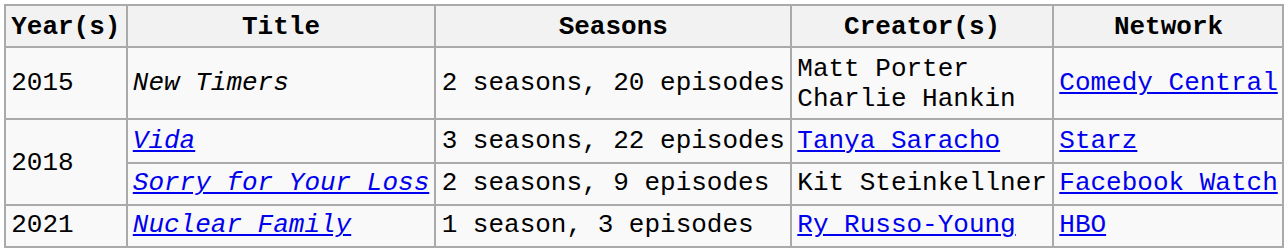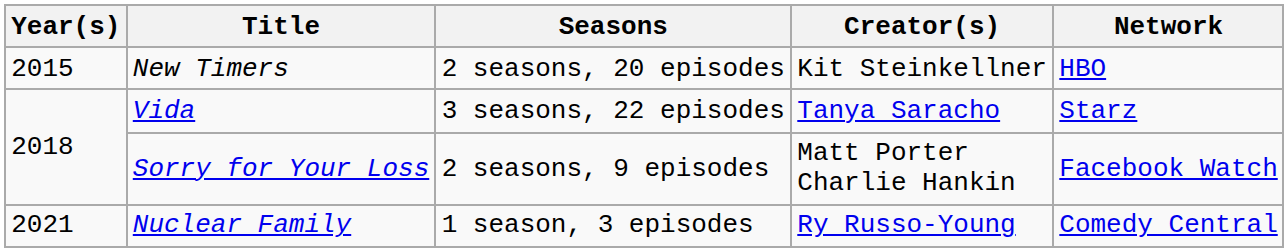(906, 84) Matt Porter Charlie Hankin -> (922, 69) Kit Steinkellner
(1169, 84) Comedy Central -> (1083, 69) HBO
(922, 183) Kit Steinkellner -> (906, 168) Matt Porter Charlie Hankin
(1083, 226) HBO -> (1169, 226) Comedy Central
